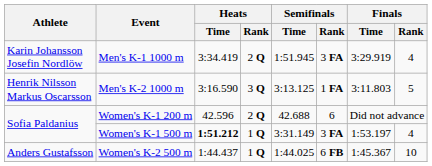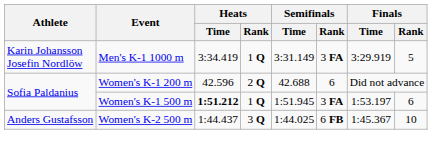(256, 57) 2 Q -> (256, 57) 1 Q
(294, 57) 1:51.945 -> (294, 57) 3:31.149
(411, 57) 4 -> (411, 57) 5
- row: (141, 89)
(294, 133) 3:31.149 -> (294, 101) 1:51.945
(411, 133) 4 -> (411, 101) 6
(256, 152) 1 Q -> (256, 120) 3 Q
